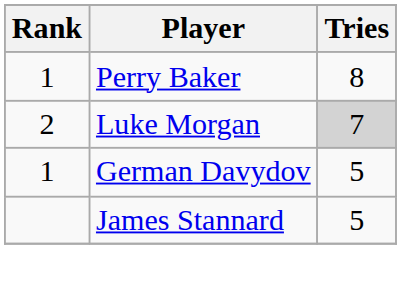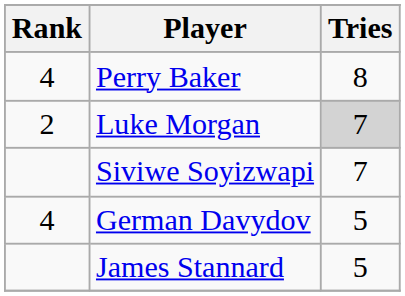(47, 76) 1 -> (47, 76) 4
+ row: (205, 171)
(47, 171) 1 -> (47, 219) 4
